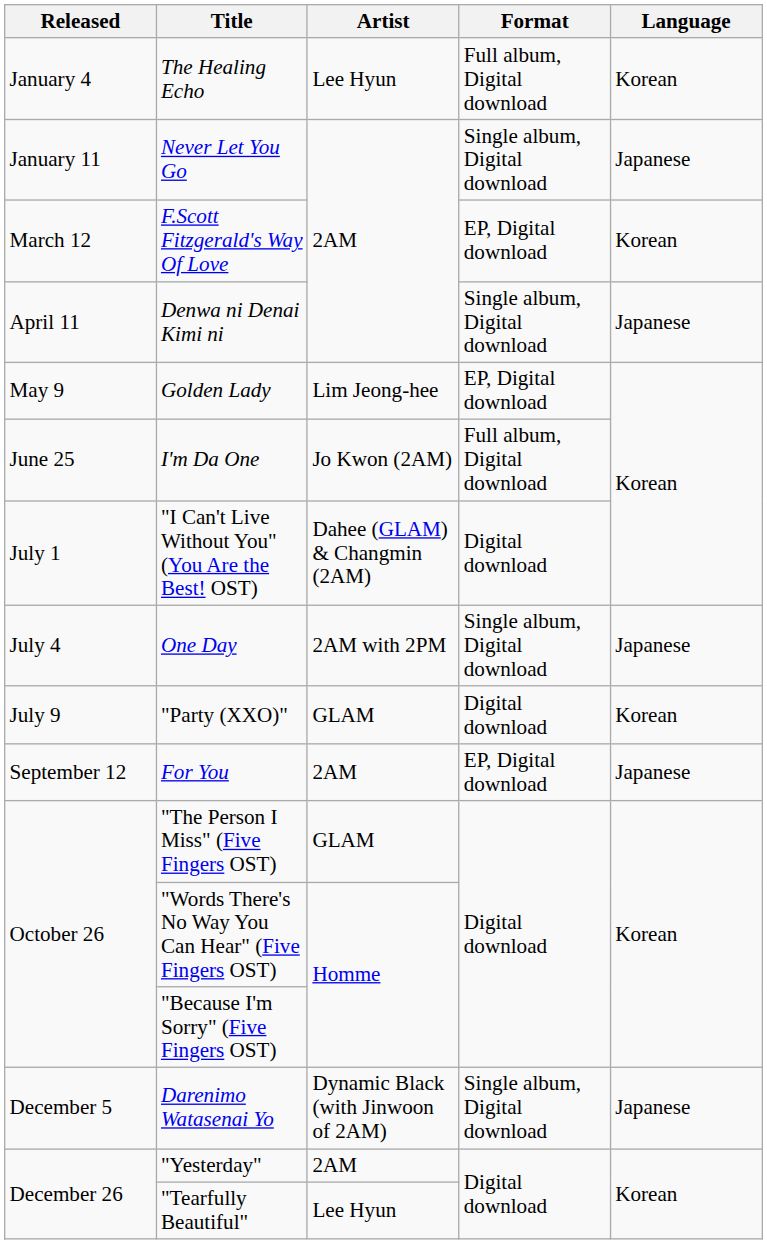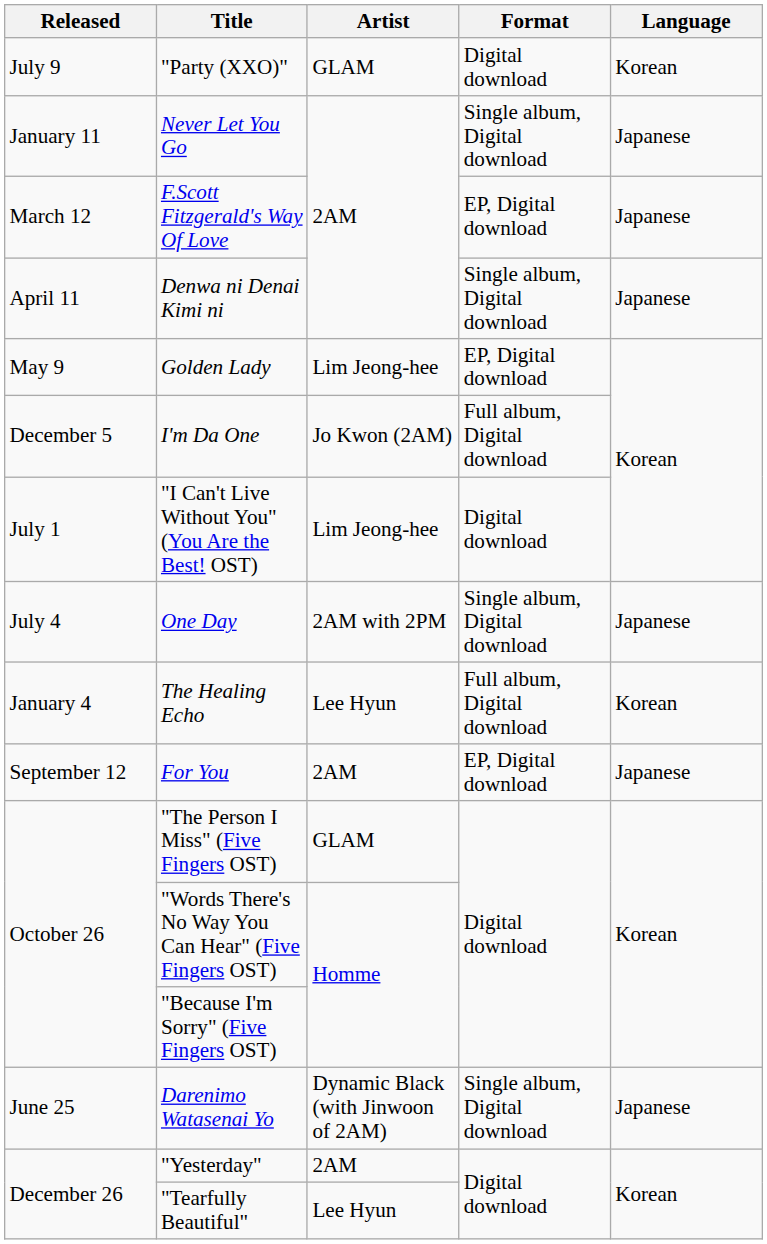rows swapped: (213, 78) <-> (224, 714)
(646, 240) Korean -> (653, 216) Japanese
(42, 459) June 25 -> (61, 436) December 5
(380, 552) Dahee (GLAM) & Changmin (2AM) -> (375, 528) Lim Jeong-hee
(61, 1107) December 5 -> (42, 1107) June 25
